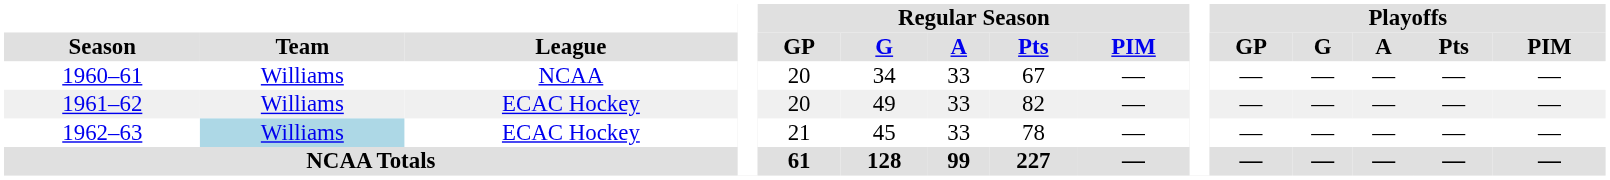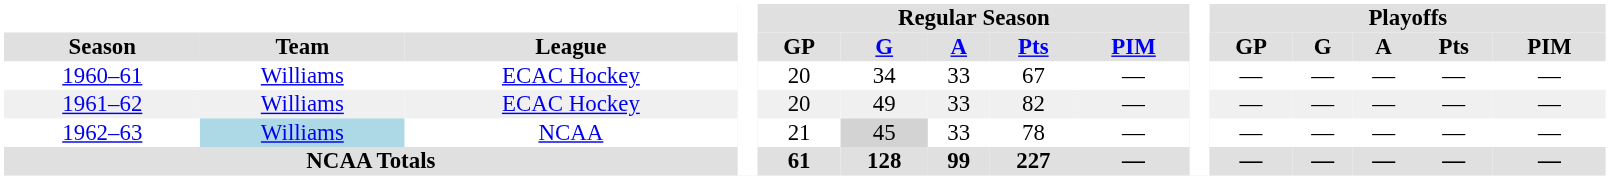(571, 75) NCAA -> (571, 75) ECAC Hockey
(571, 132) ECAC Hockey -> (571, 132) NCAA
(884, 132) no background -> (884, 132) lightgrey background
